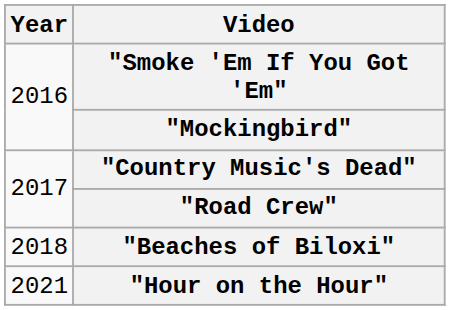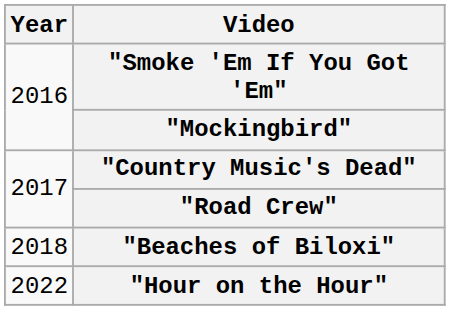(39, 286) 2021 -> (39, 286) 2022
